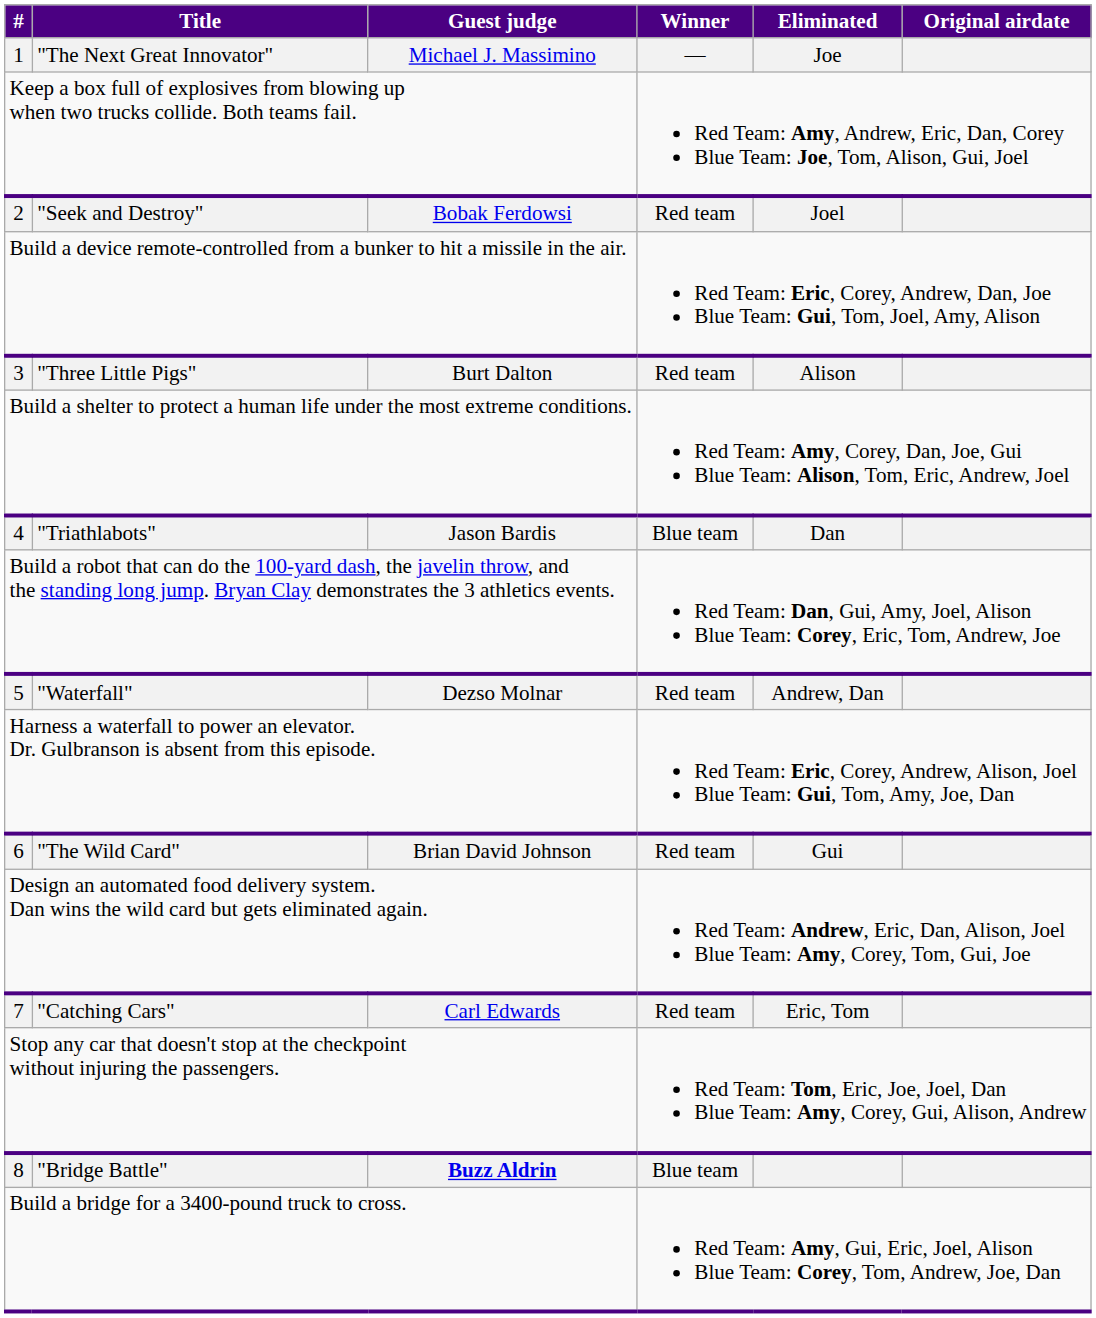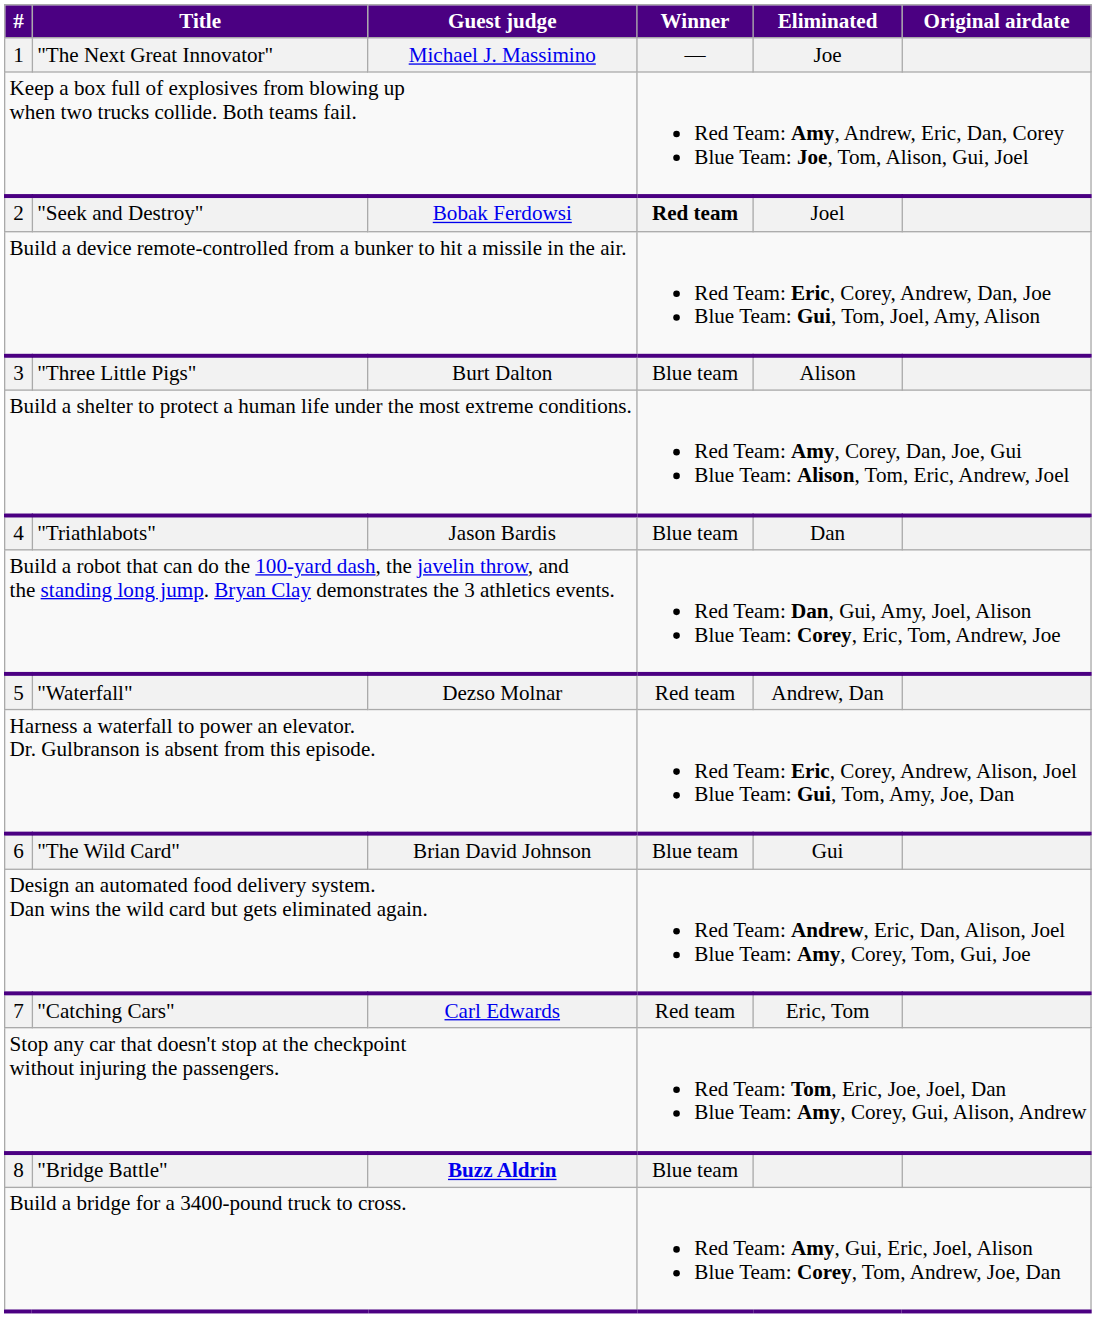(695, 214) normal -> (695, 214) bold
(695, 373) Red team -> (695, 373) Blue team
(695, 851) Red team -> (695, 851) Blue team
